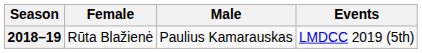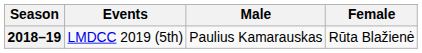columns swapped: (110, 15) <-> (357, 15)
